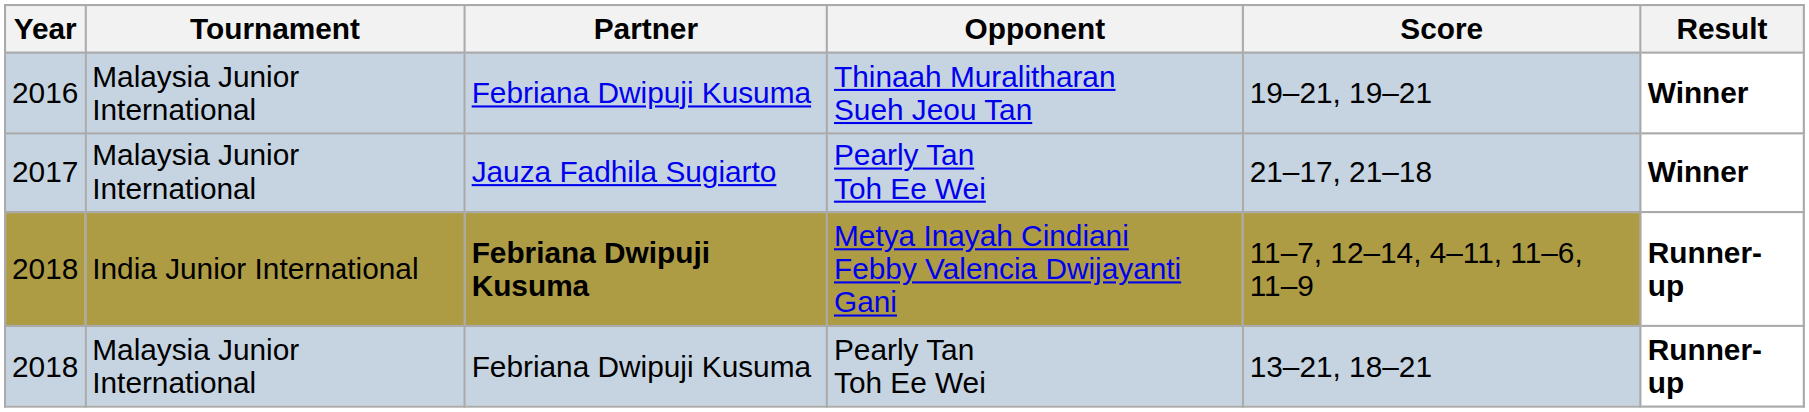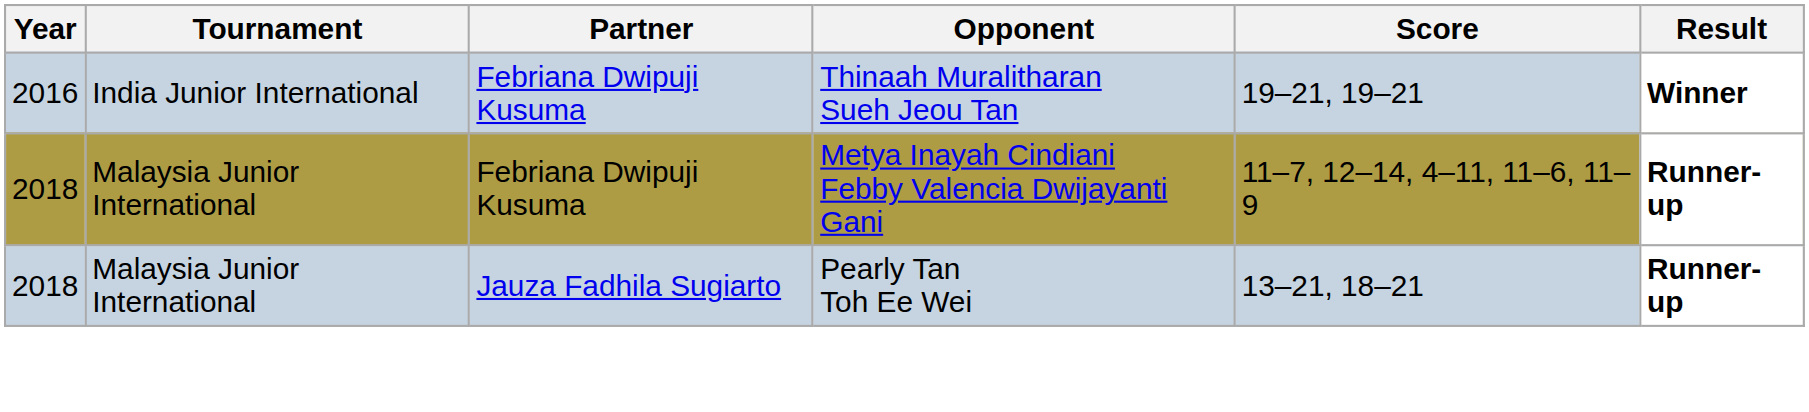(196, 93) Malaysia Junior International -> (255, 93) India Junior International
- row: (45, 173)
(255, 270) India Junior International -> (196, 189) Malaysia Junior International
(591, 270) bold -> (587, 189) normal
(641, 366) Febriana Dwipuji Kusuma -> (629, 286) Jauza Fadhila Sugiarto
